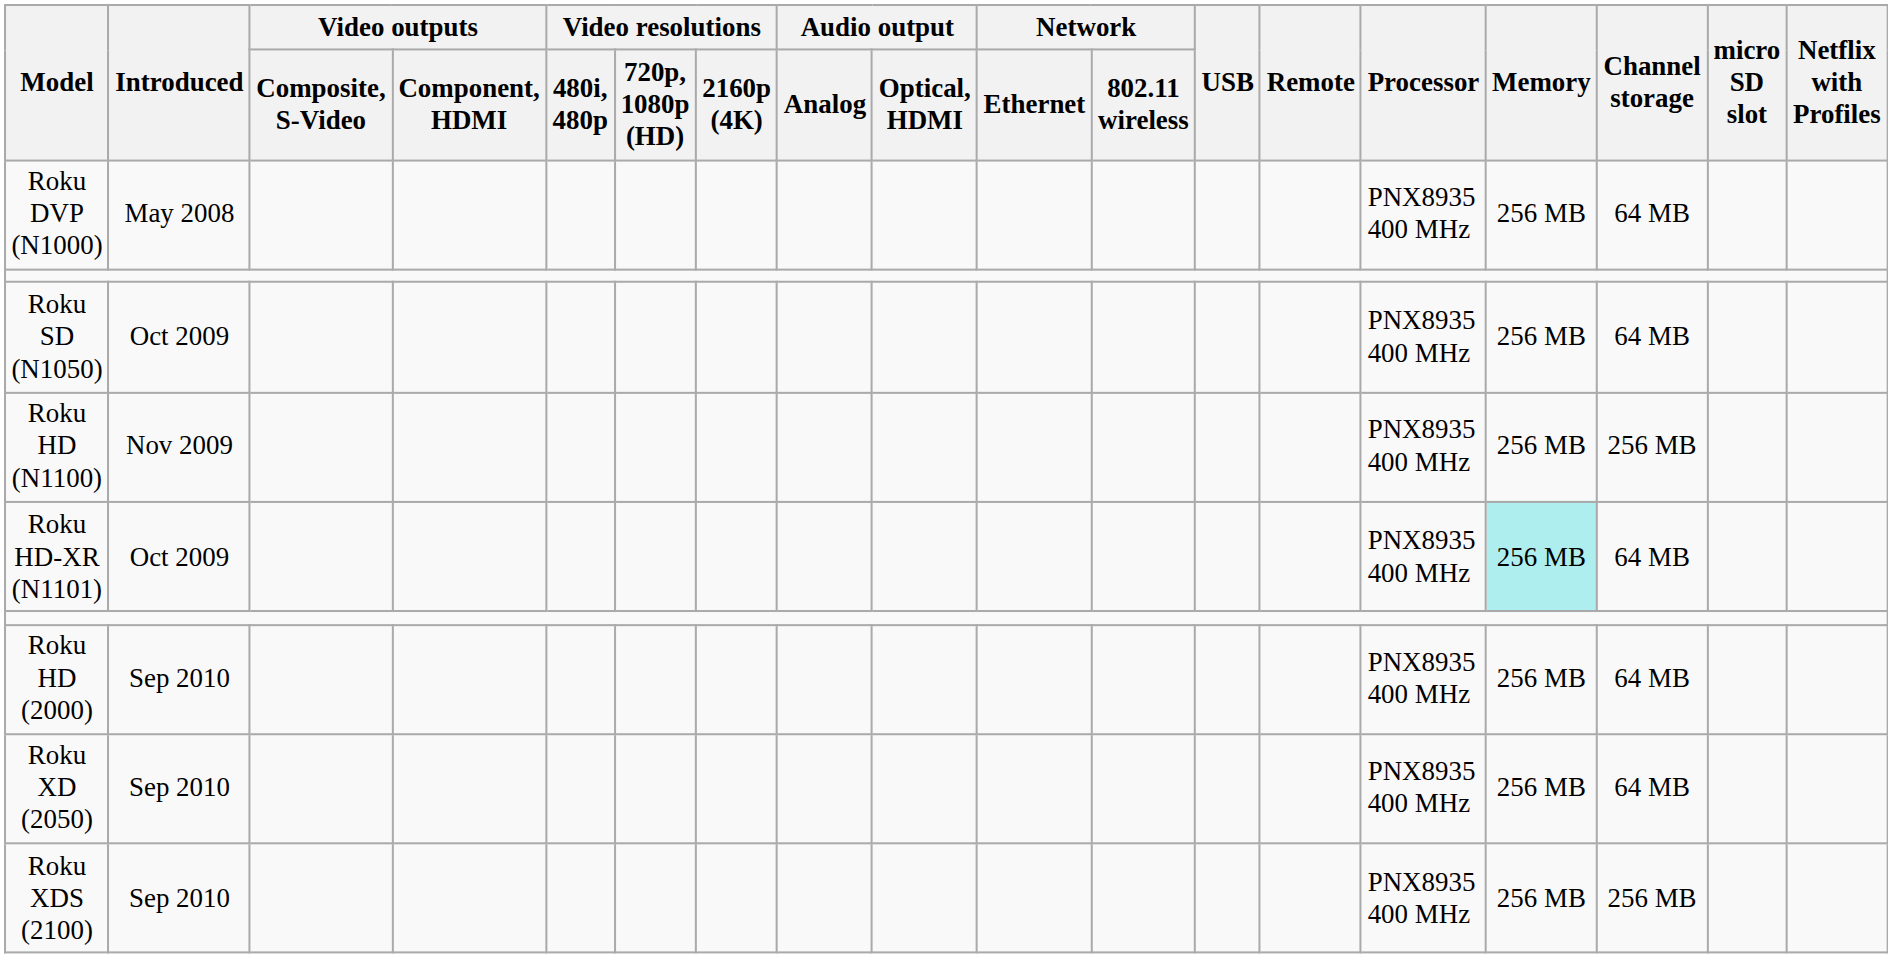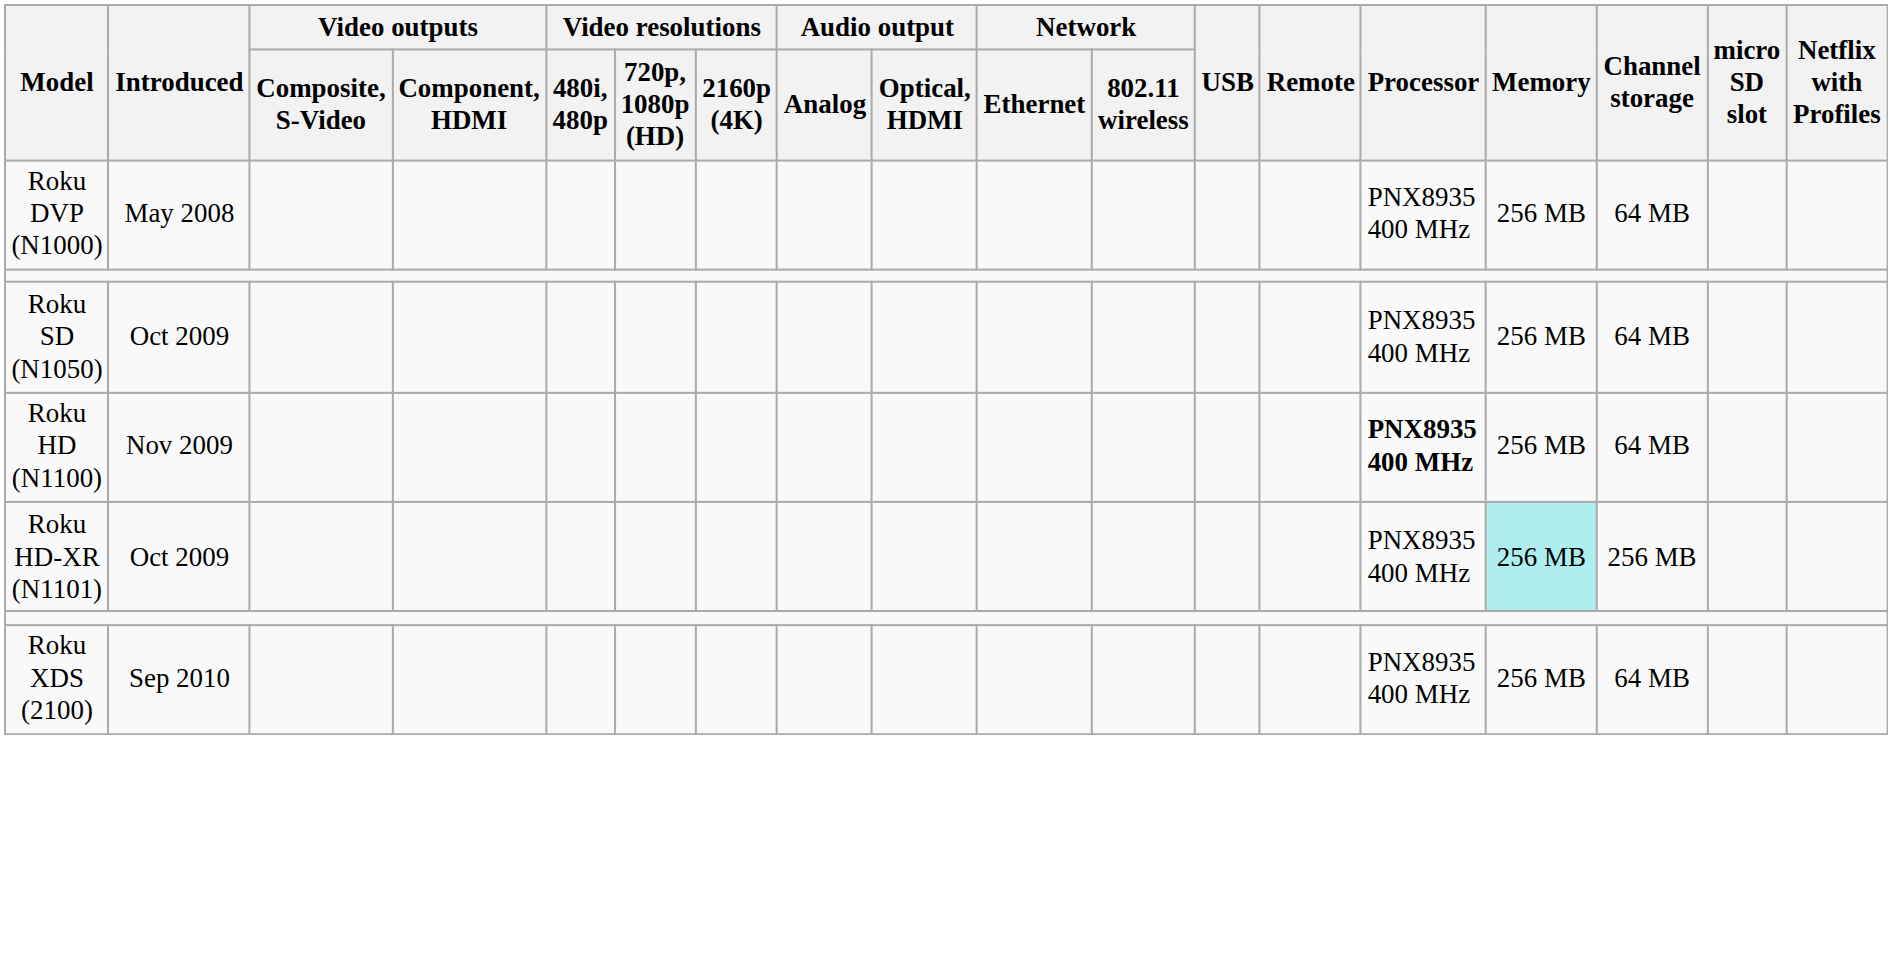(1422, 446) normal -> (1422, 446) bold
(1652, 446) 256 MB -> (1652, 446) 64 MB
(1652, 556) 64 MB -> (1652, 556) 256 MB
- row: (57, 678)
- row: (57, 788)
(1652, 898) 256 MB -> (1652, 678) 64 MB
